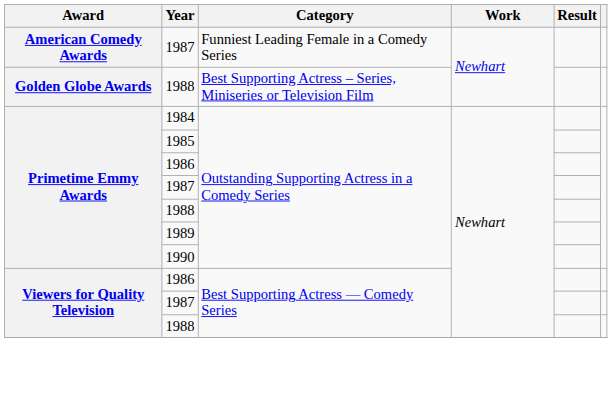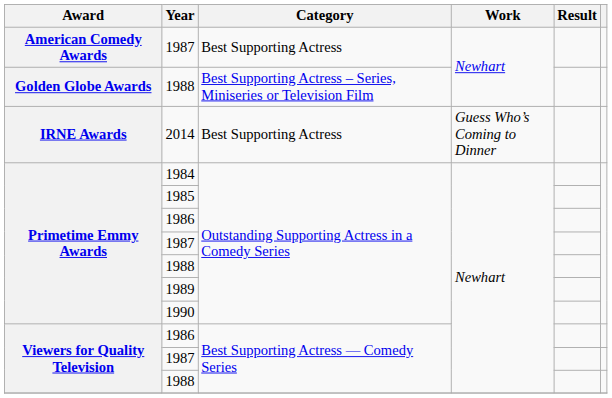(314, 47) Funniest Leading Female in a Comedy Series -> (272, 47) Best Supporting Actress
+ row: (83, 134)
